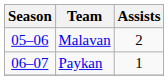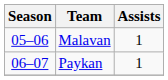(139, 39) 2 -> (139, 39) 1
